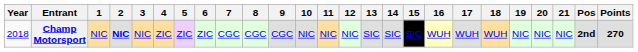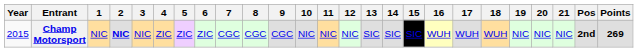(18, 34) 2018 -> (18, 34) 2015
(615, 34) 270 -> (615, 34) 269
